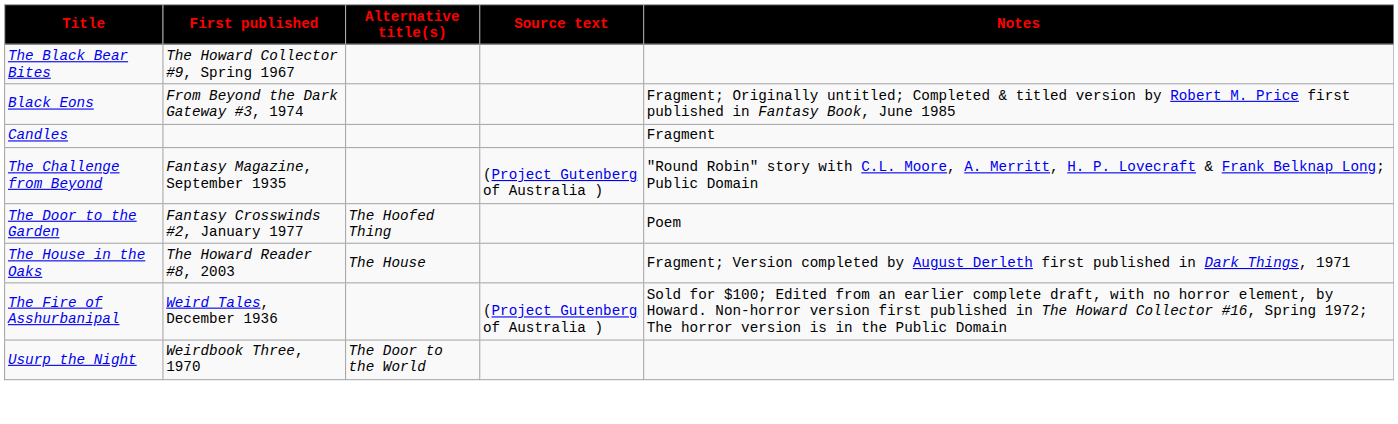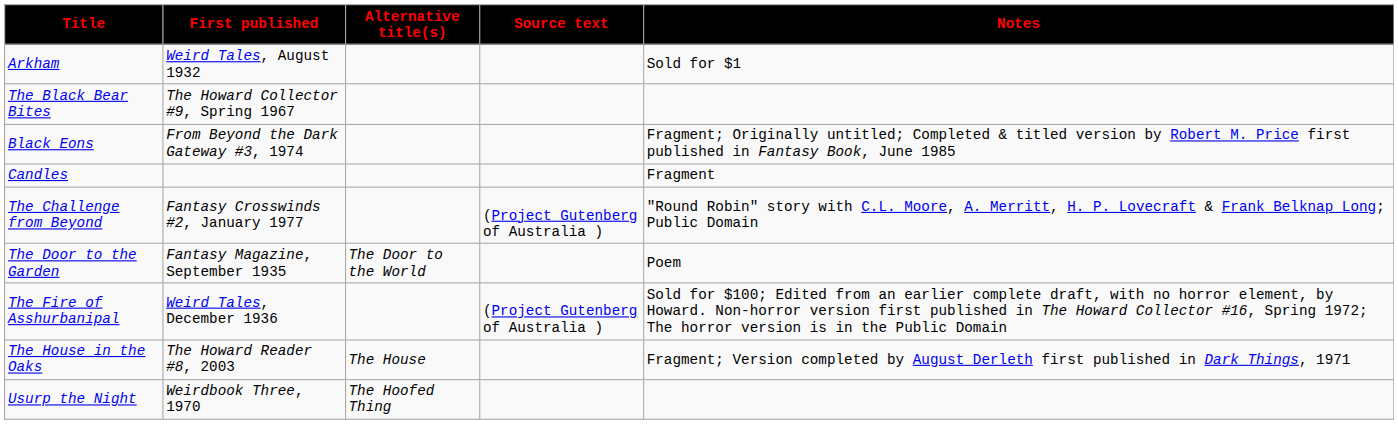+ row: (34, 64)
(239, 175) Fantasy Magazine, September 1935 -> (243, 215) Fantasy Crosswinds #2, January 1977
(243, 223) Fantasy Crosswinds #2, January 1977 -> (239, 263) Fantasy Magazine, September 1935
(391, 223) The Hoofed Thing -> (396, 263) The Door to the World
rows swapped: (64, 311) <-> (77, 263)
(396, 359) The Door to the World -> (391, 399) The Hoofed Thing
